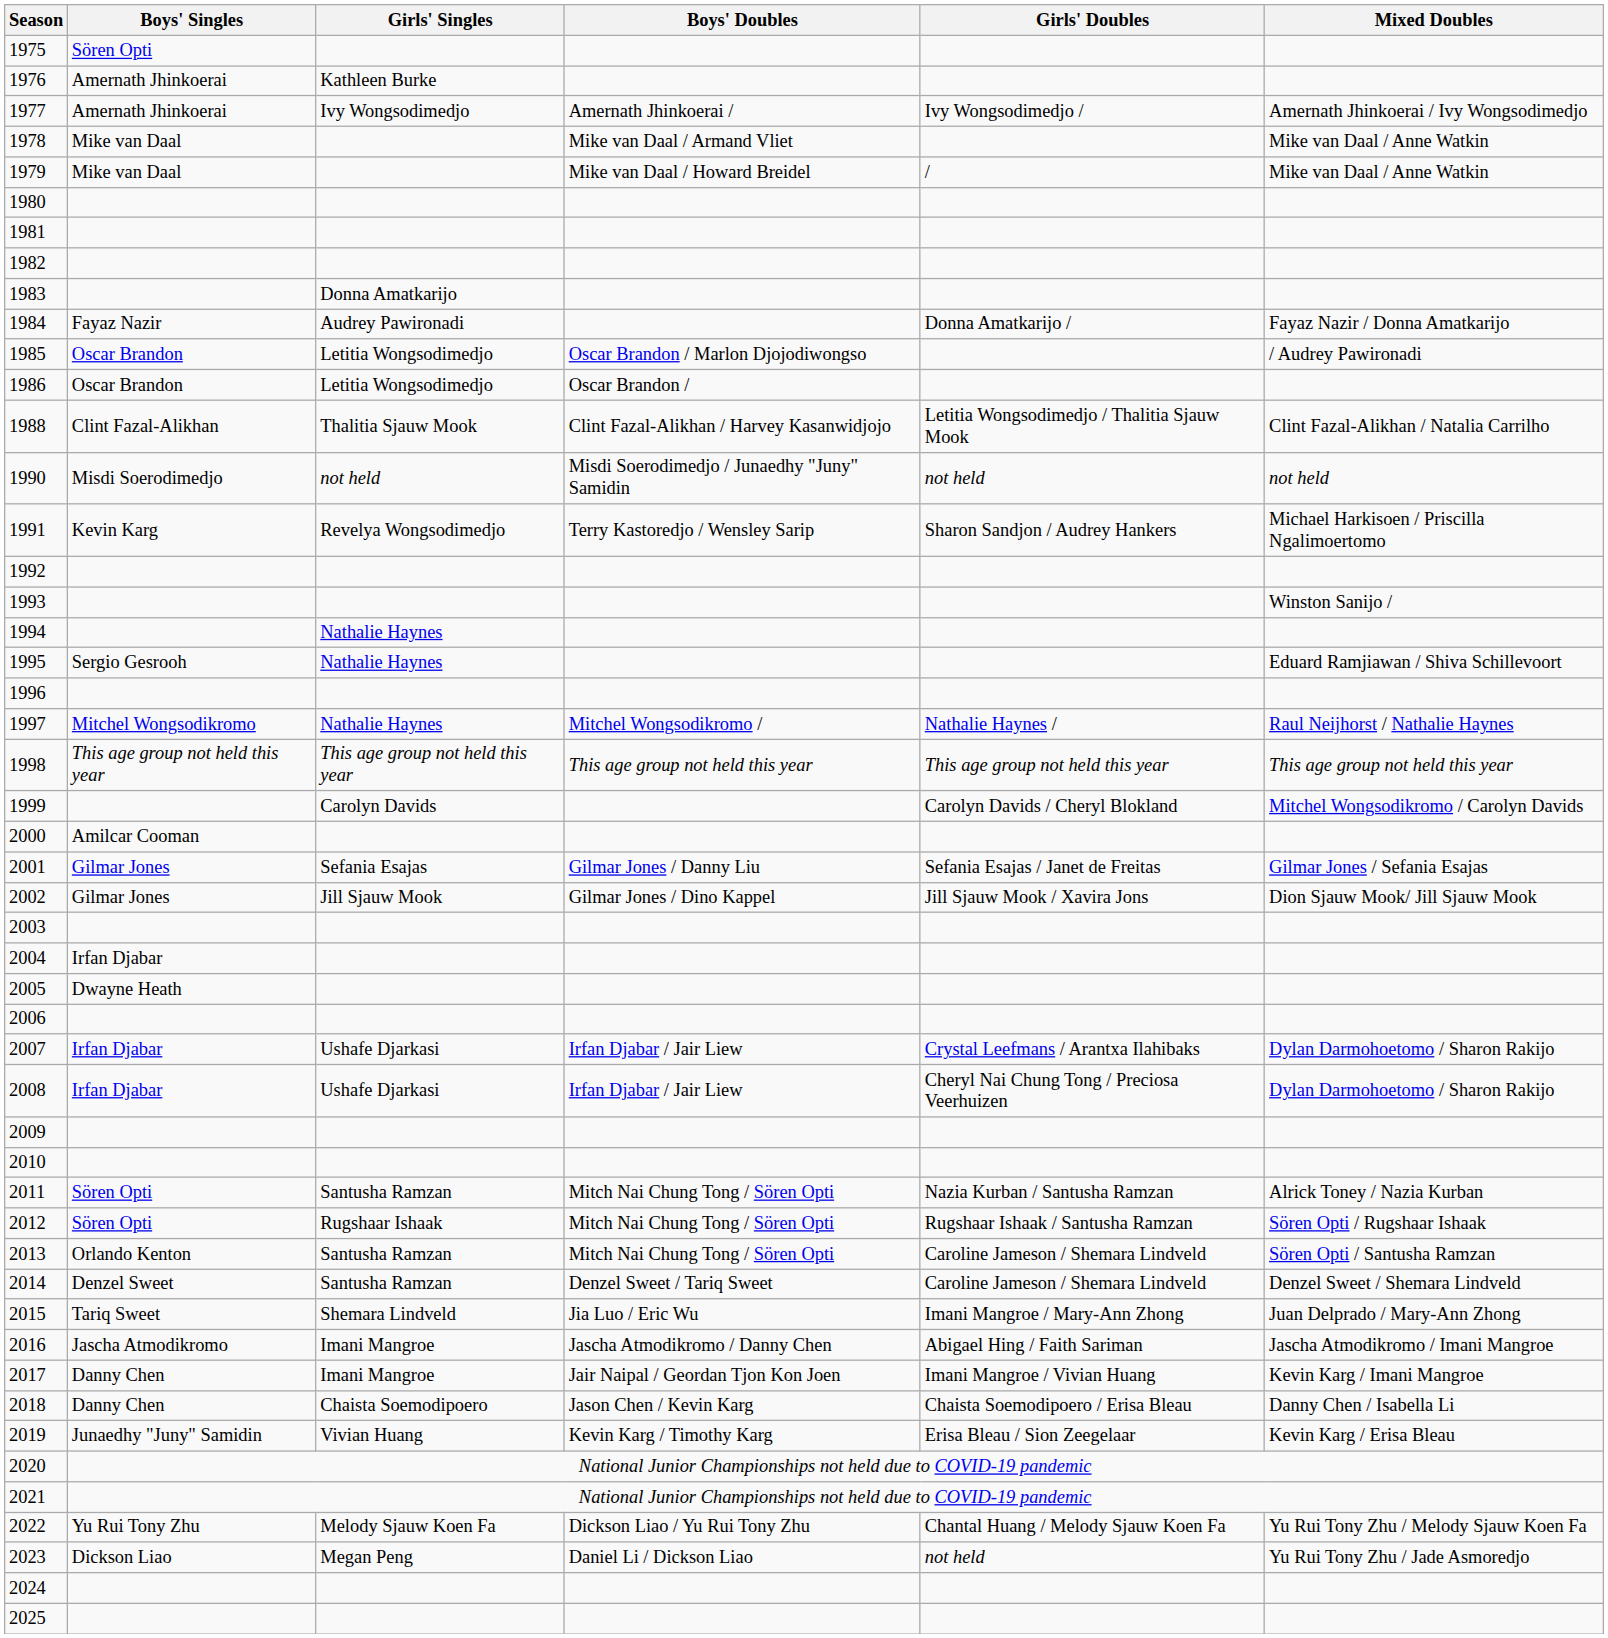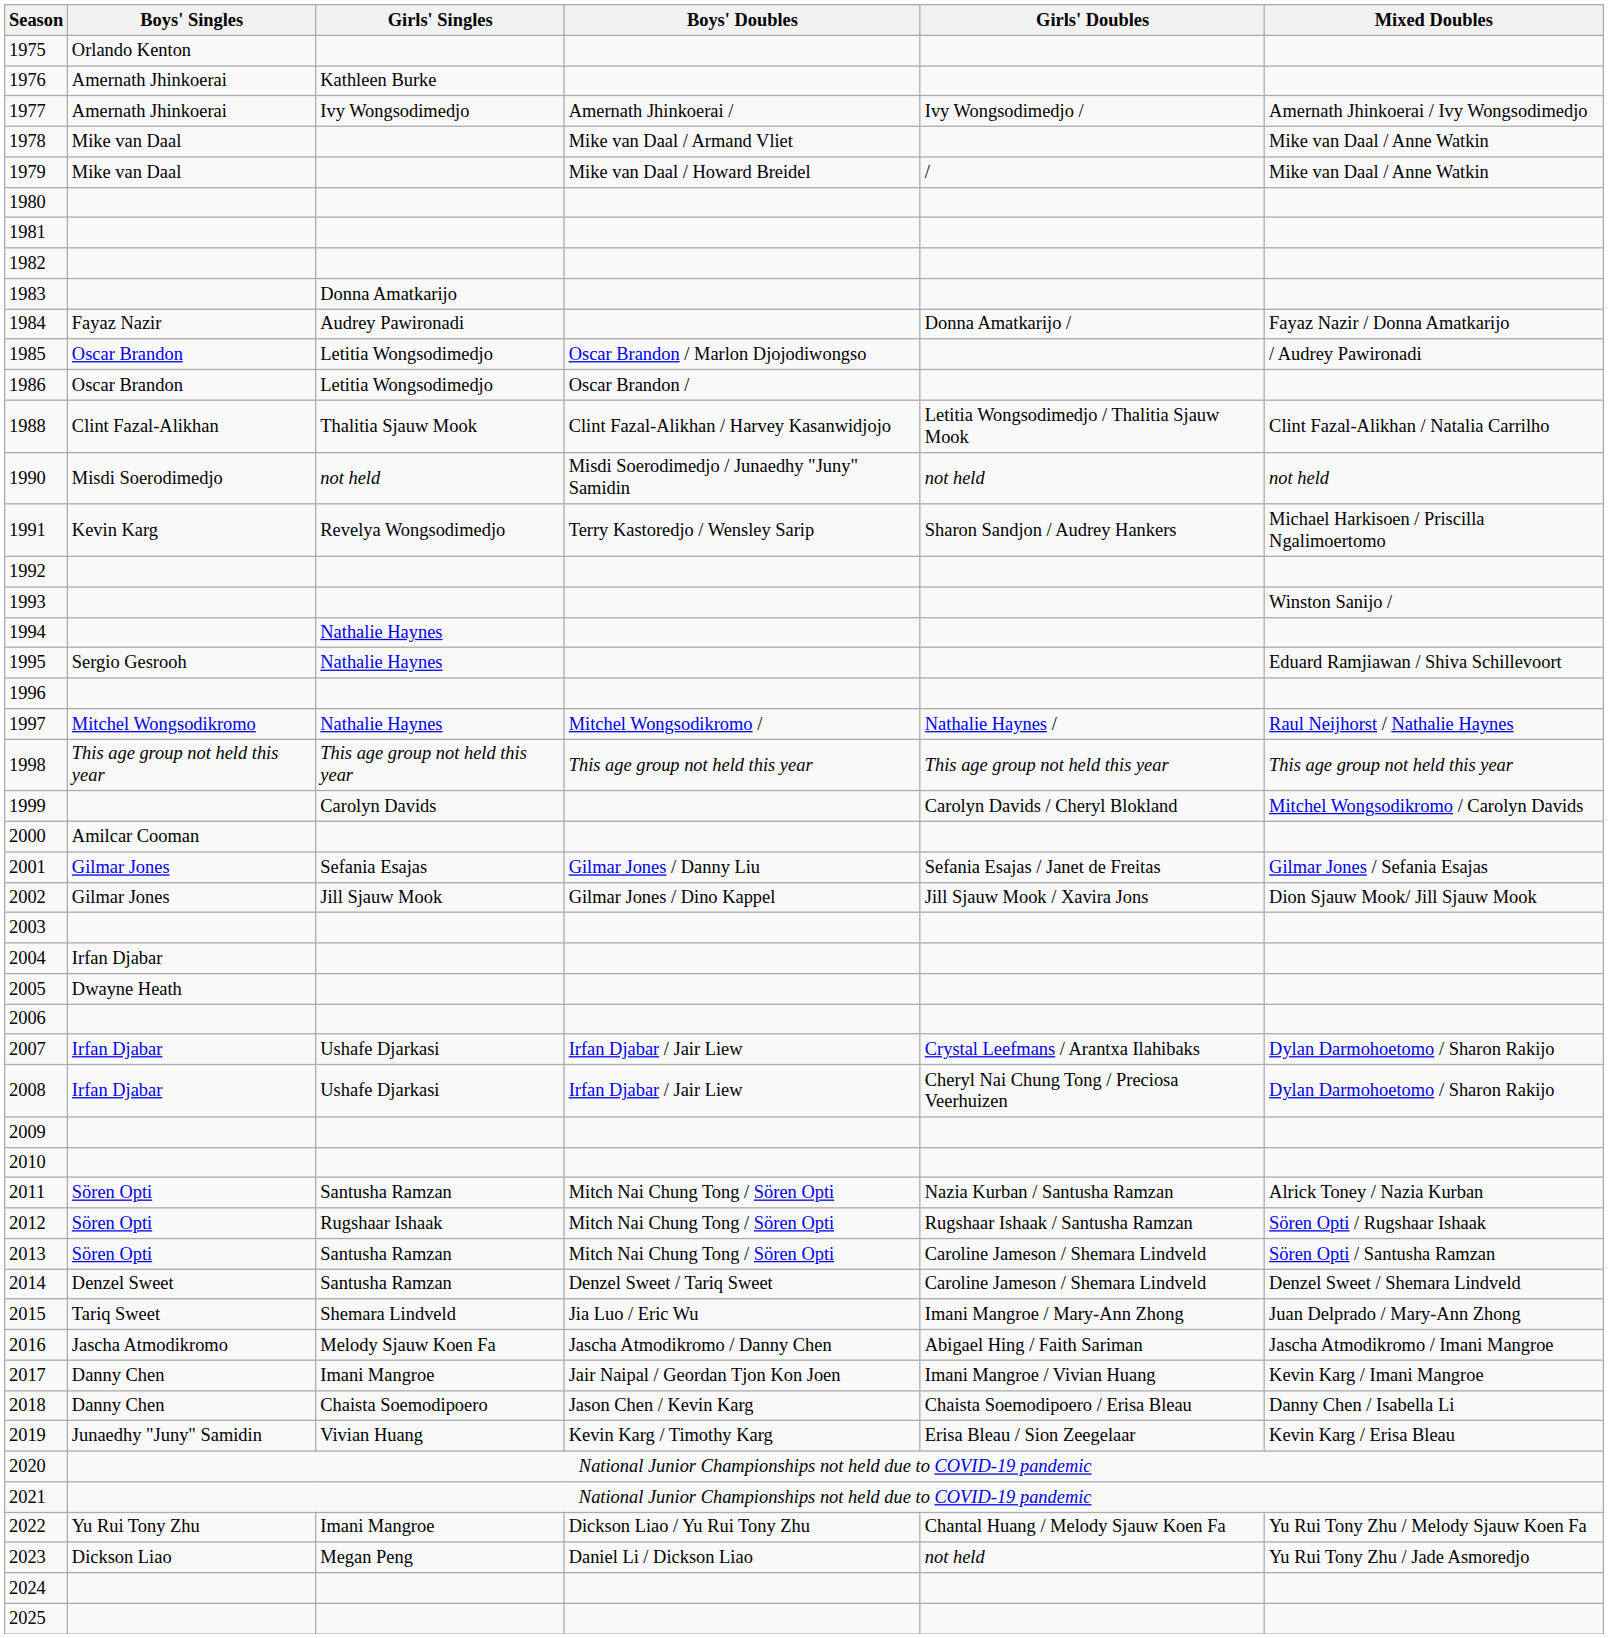(112, 50) Sören Opti -> (131, 50) Orlando Kenton
(131, 1253) Orlando Kenton -> (112, 1253) Sören Opti
(377, 1344) Imani Mangroe -> (408, 1344) Melody Sjauw Koen Fa
(408, 1527) Melody Sjauw Koen Fa -> (377, 1527) Imani Mangroe
